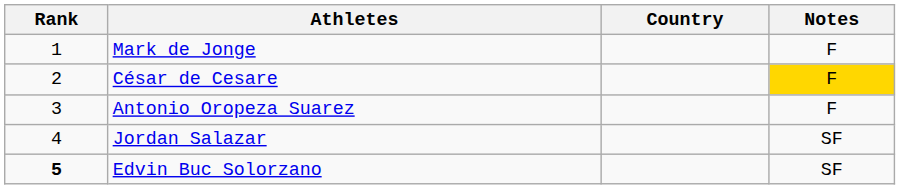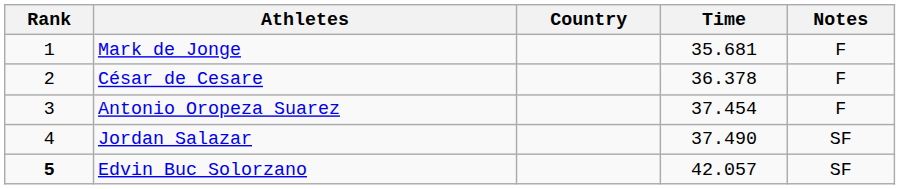+ column: (724, 20)
(832, 79) gold background -> (841, 79) no background
